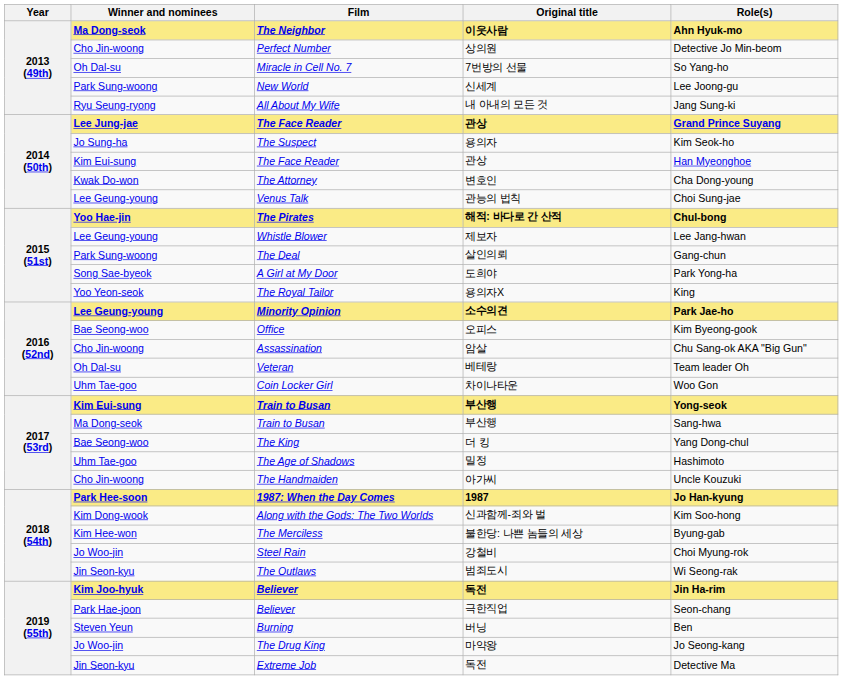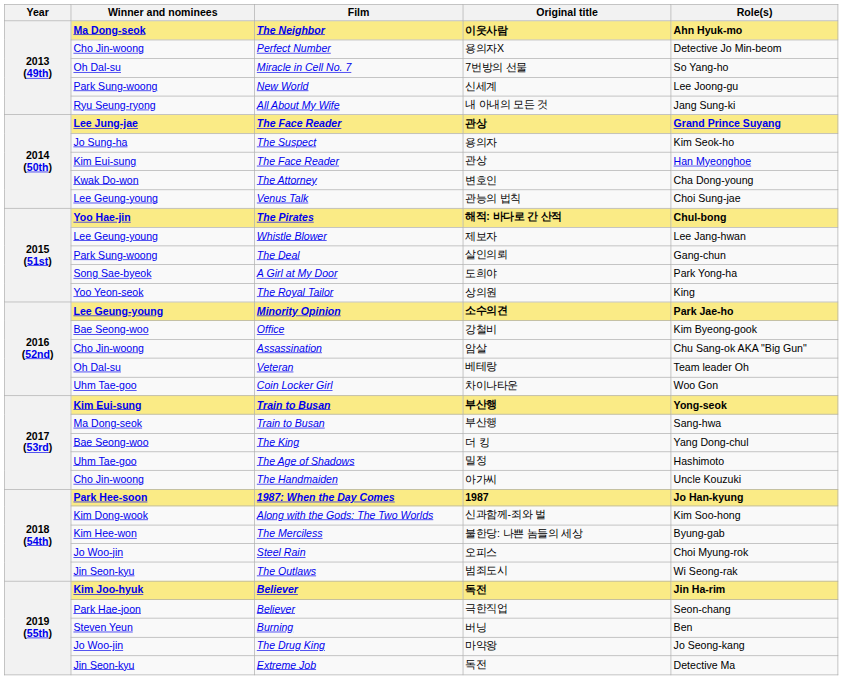(481, 49) 상의원 -> (485, 49) 용의자X
(485, 292) 용의자X -> (481, 292) 상의원
(481, 329) 오피스 -> (481, 329) 강철비
(481, 552) 강철비 -> (481, 552) 오피스
